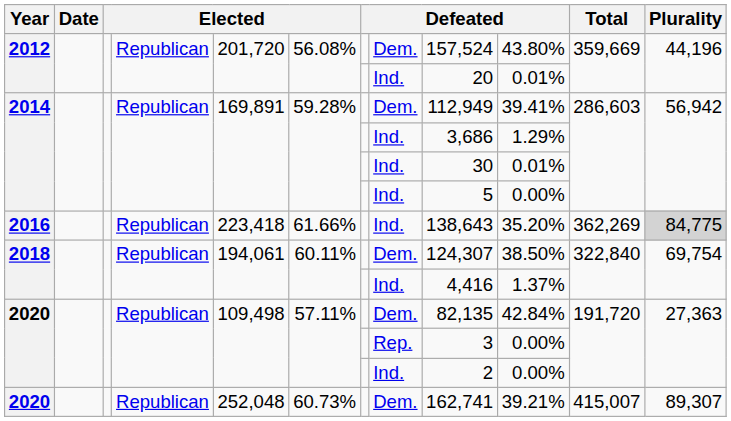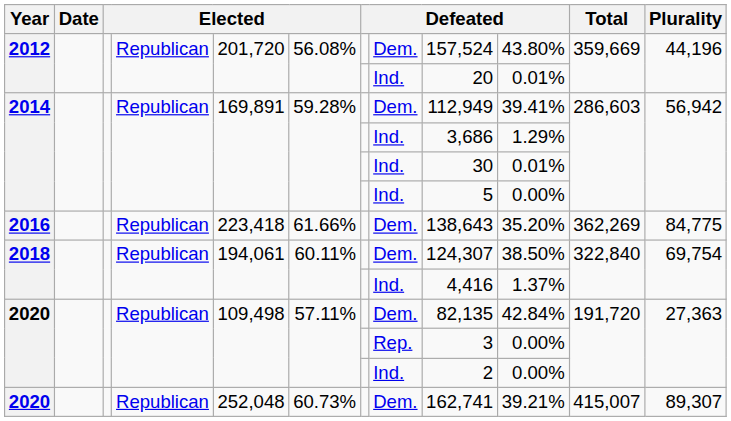(389, 225) Ind. -> (395, 225) Dem.
(694, 225) lightgrey background -> (694, 225) no background
